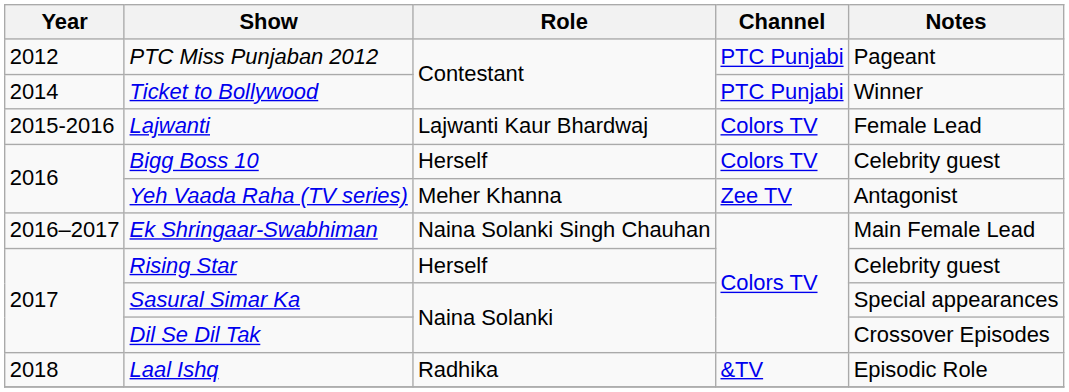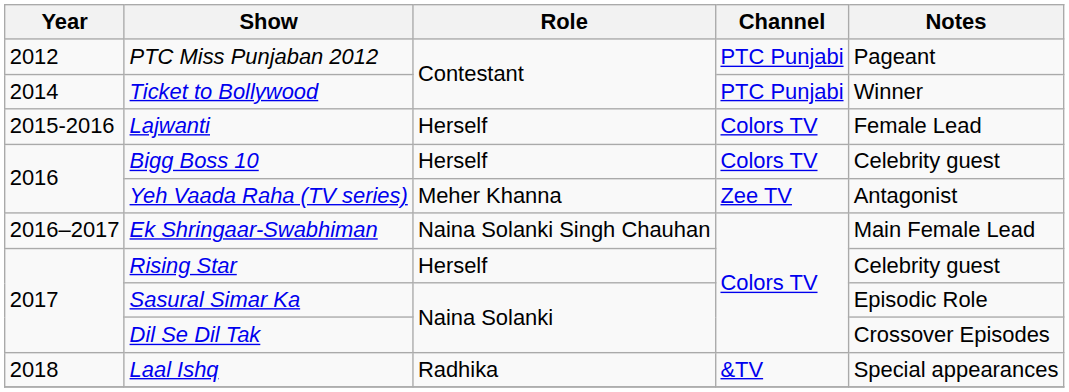(533, 126) Lajwanti Kaur Bhardwaj -> (453, 126) Herself
(956, 299) Special appearances -> (921, 299) Episodic Role
(921, 369) Episodic Role -> (956, 369) Special appearances
